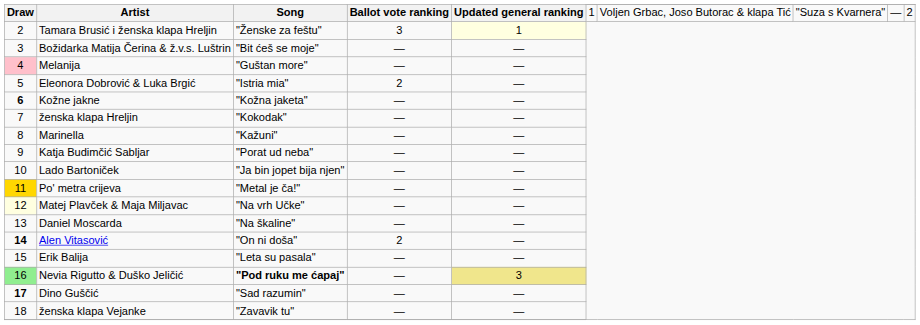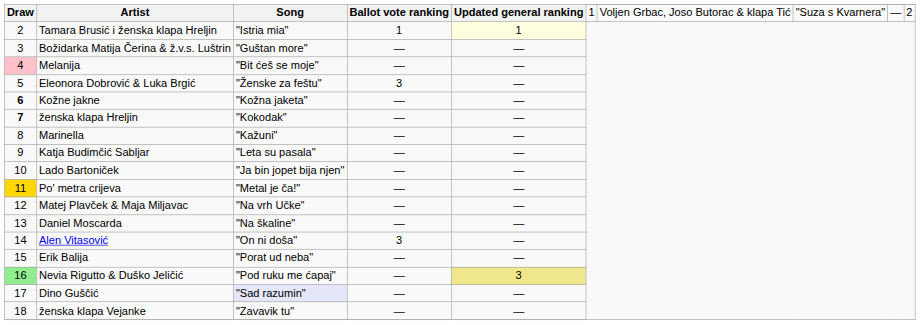(279, 30) "Ženske za feštu" -> (262, 30) "Istria mia"
(399, 30) 3 -> (399, 30) 1
(277, 48) "Bit ćeš se moje" -> (272, 48) "Guštan more"
(272, 65) "Guštan more" -> (277, 65) "Bit ćeš se moje"
(262, 83) "Istria mia" -> (279, 83) "Ženske za feštu"
(399, 83) 2 -> (399, 83) 3
(20, 118) normal -> (20, 118) bold
(275, 153) "Porat ud neba" -> (276, 153) "Leta su pasala"
(20, 205) lightyellow background -> (20, 205) no background
(20, 240) bold -> (20, 240) normal
(399, 240) 2 -> (399, 240) 3
(276, 258) "Leta su pasala" -> (275, 258) "Porat ud neba"
(290, 275) bold -> (286, 275) normal
(20, 293) bold -> (20, 293) normal
(271, 293) no background -> (271, 293) lavender background
